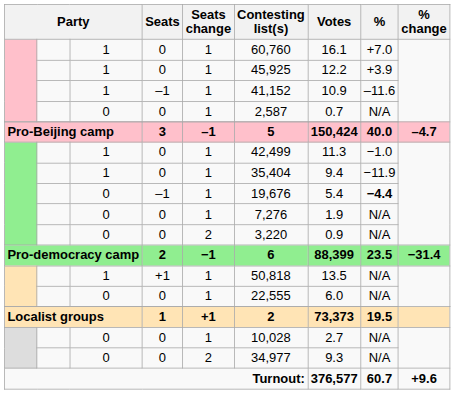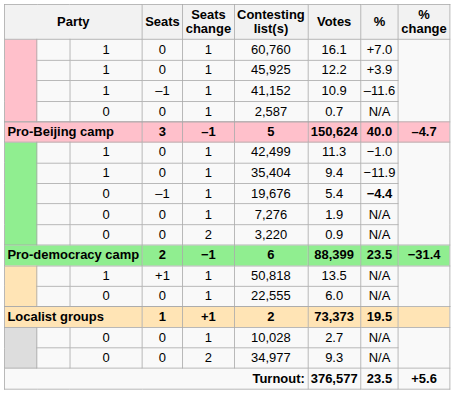(334, 132) 150,424 -> (334, 132) 150,624
(379, 378) 60.7 -> (379, 378) 23.5
(424, 378) +9.6 -> (424, 378) +5.6
